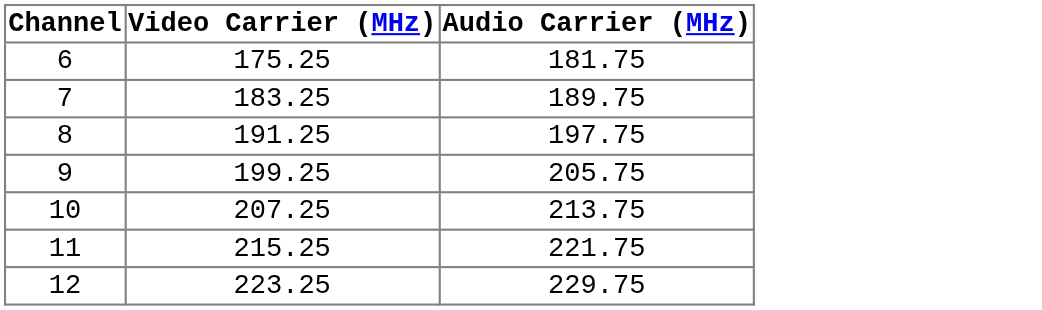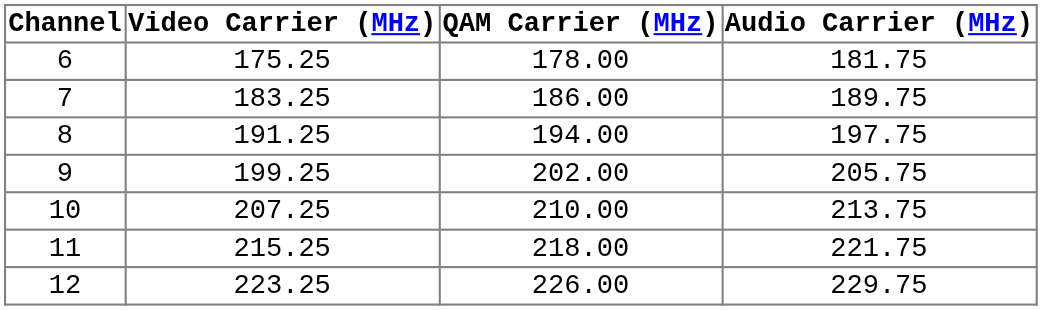+ column: (581, 24)
